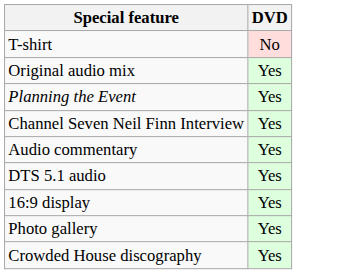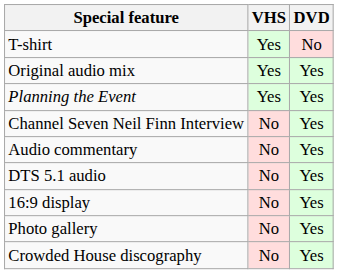+ column: (269, 17)
